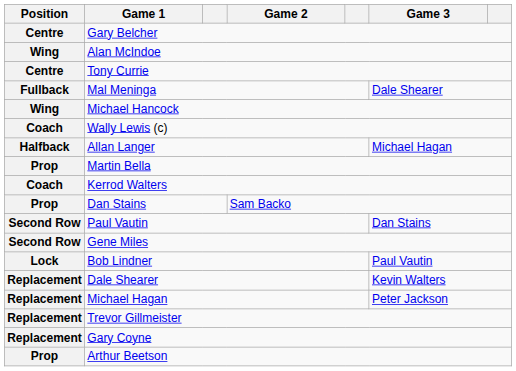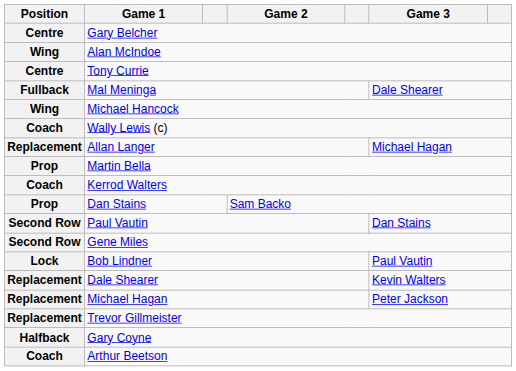(44, 147) Halfback -> (44, 147) Replacement
(44, 337) Replacement -> (44, 337) Halfback
(44, 356) Prop -> (44, 356) Coach
